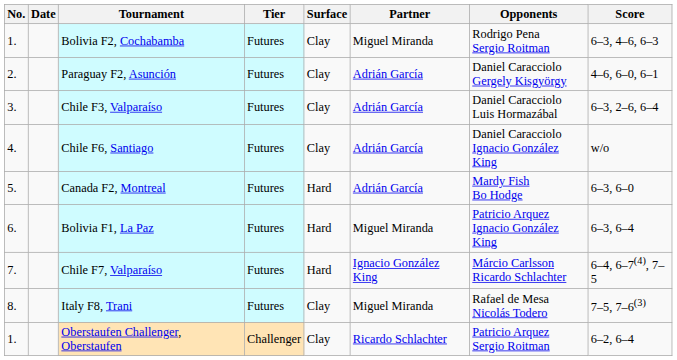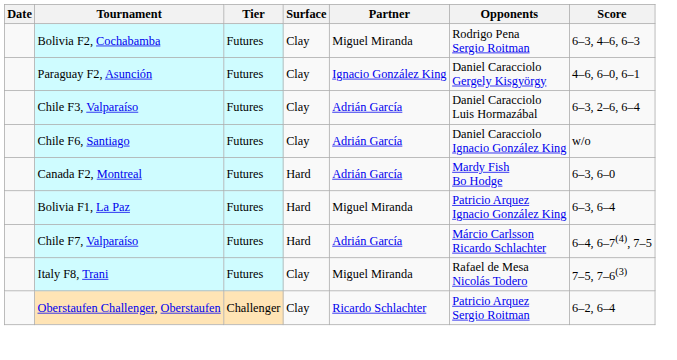- column: (16, 14)
(388, 74) Adrián García -> (389, 74) Ignacio González King
(396, 270) Ignacio González King -> (367, 241) Adrián García
